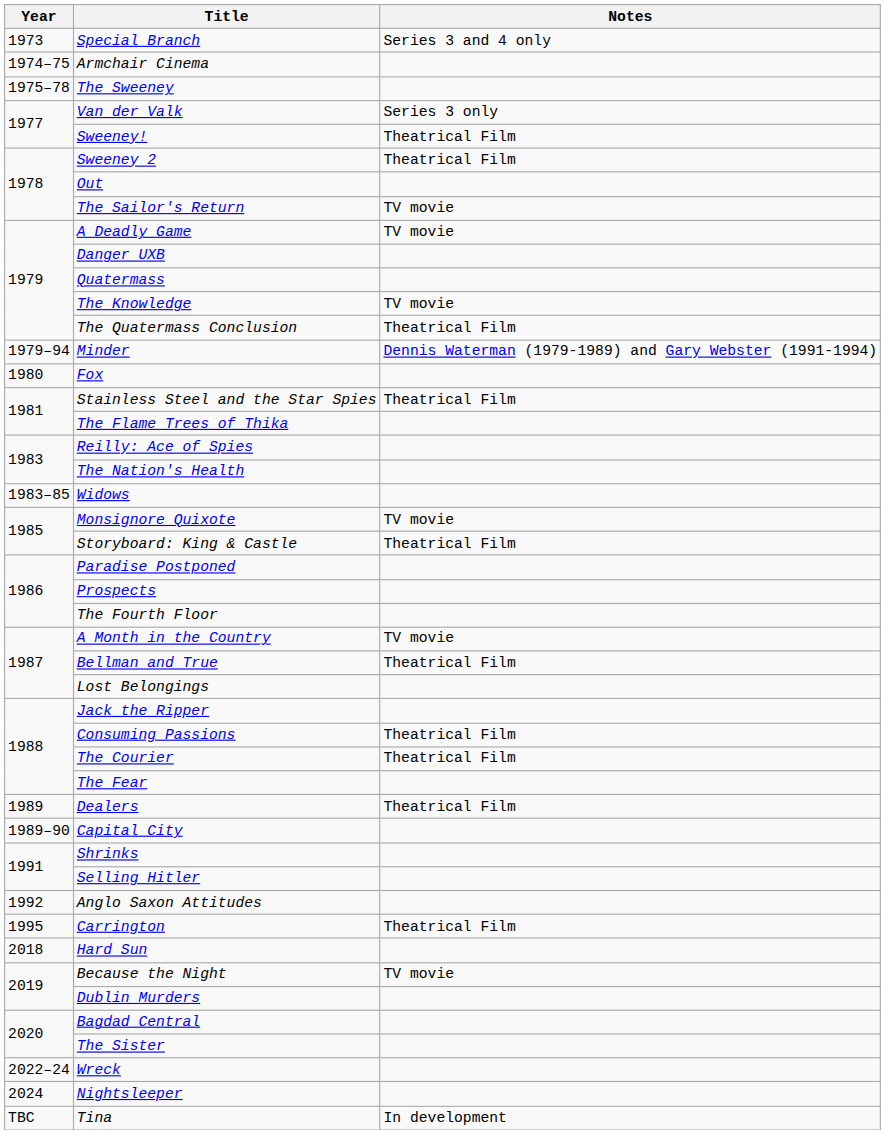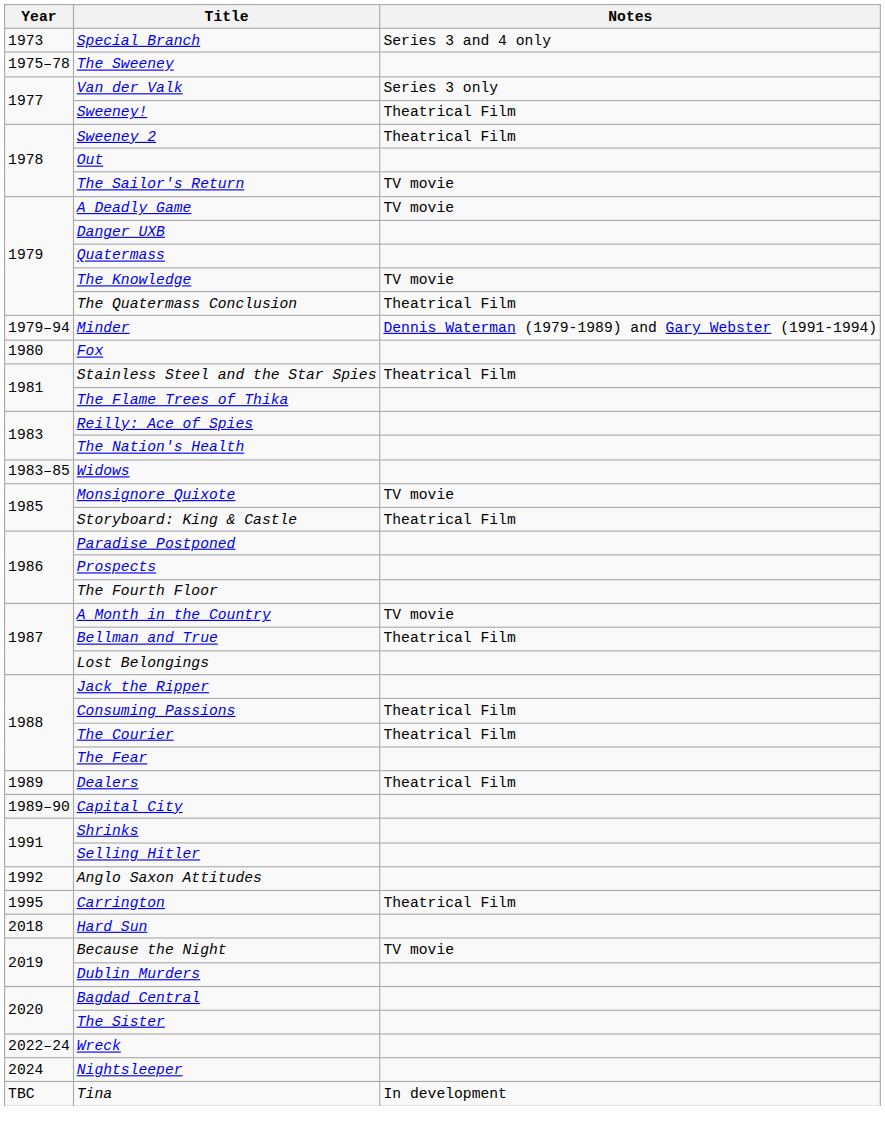- row: (143, 64)
